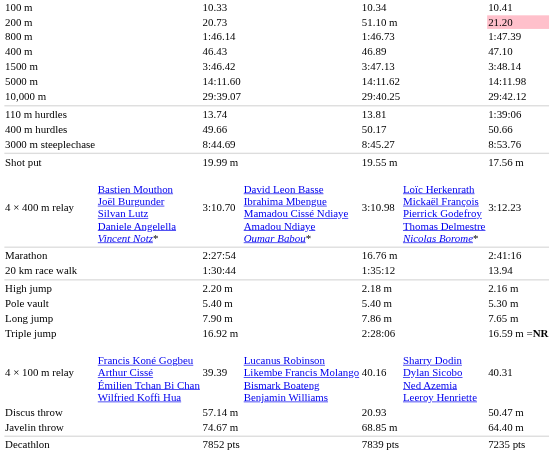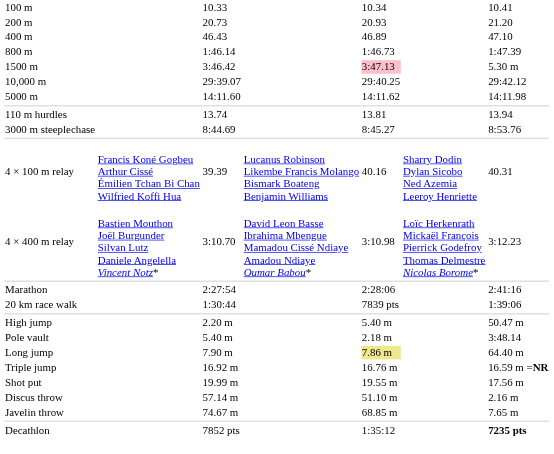(380, 22) 51.10 m -> (374, 22) 20.93
(500, 22) pink background -> (500, 22) no background
rows swapped: (19, 52) <-> (19, 37)
(378, 67) no background -> (378, 67) pink background
(505, 67) 3:48.14 -> (503, 67) 5.30 m
rows swapped: (22, 82) <-> (26, 97)
(505, 114) 1:39:06 -> (500, 114) 13.94
- row: (36, 129)
rows swapped: (40, 373) <-> (23, 162)
(380, 256) 16.76 m -> (378, 290) 2:28:06
(378, 271) 1:35:12 -> (380, 305) 7839 pts
(500, 271) 13.94 -> (505, 305) 1:39:06
(377, 288) 2.18 m -> (377, 322) 5.40 m
(503, 288) 2.16 m -> (506, 322) 50.47 m
(377, 303) 5.40 m -> (377, 337) 2.18 m
(503, 303) 5.30 m -> (505, 337) 3:48.14
(377, 318) no background -> (377, 352) khaki background
(503, 318) 7.65 m -> (506, 352) 64.40 m
(378, 333) 2:28:06 -> (380, 367) 16.76 m
(374, 412) 20.93 -> (380, 397) 51.10 m
(506, 412) 50.47 m -> (503, 397) 2.16 m
(506, 427) 64.40 m -> (503, 412) 7.65 m
(380, 445) 7839 pts -> (378, 430) 1:35:12
(507, 445) normal -> (507, 430) bold
